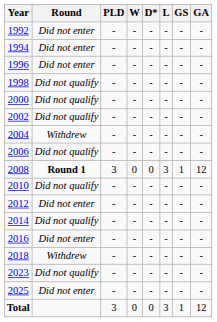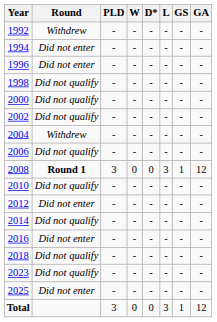(67, 30) Did not enter -> (67, 30) Withdrew
(67, 256) Withdrew -> (67, 256) Did not qualify
